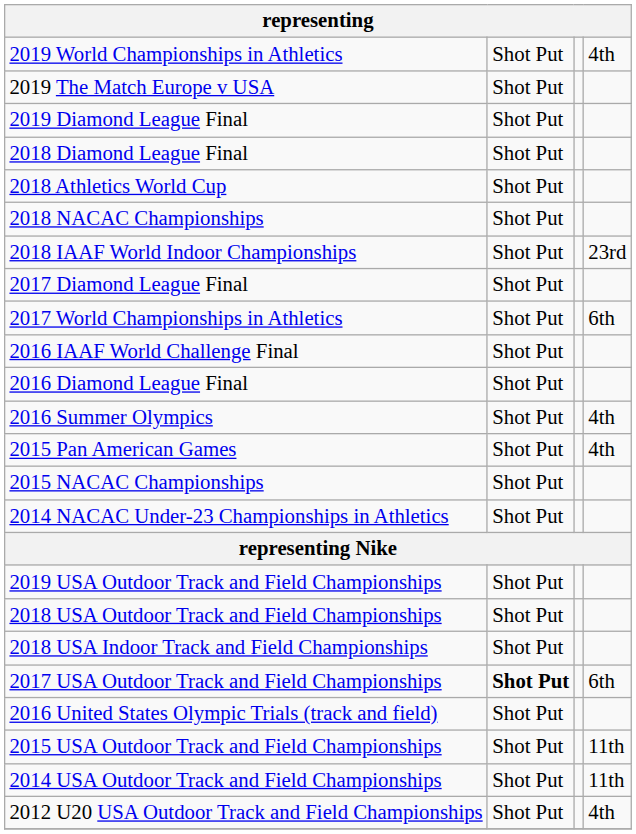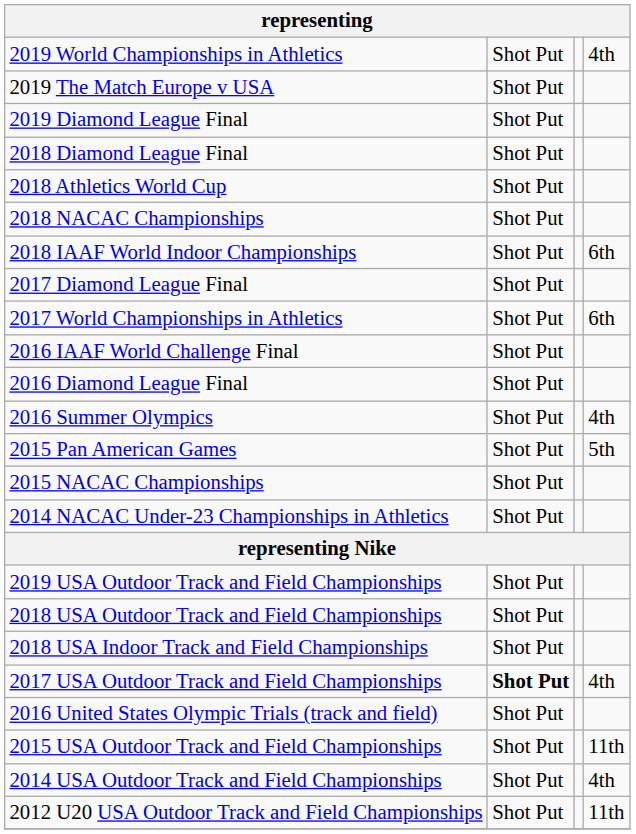(607, 251) 23rd -> (602, 251) 6th
(602, 449) 4th -> (602, 449) 5th
(602, 680) 6th -> (602, 680) 4th
(606, 779) 11th -> (602, 779) 4th
(602, 812) 4th -> (606, 812) 11th
